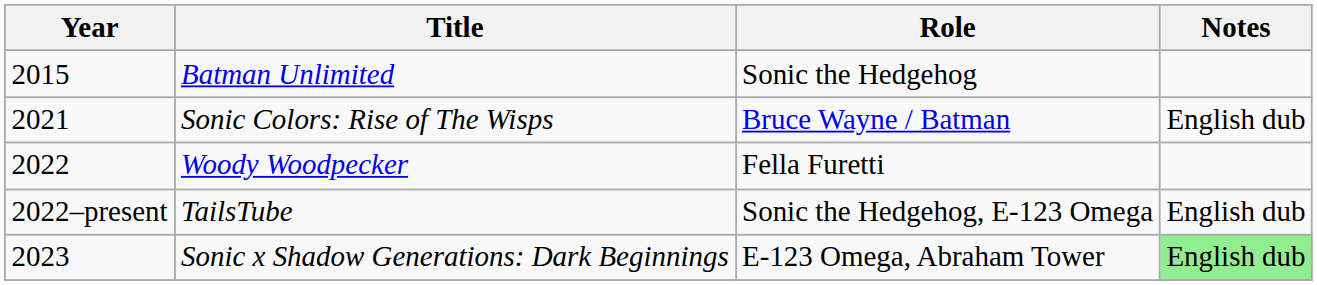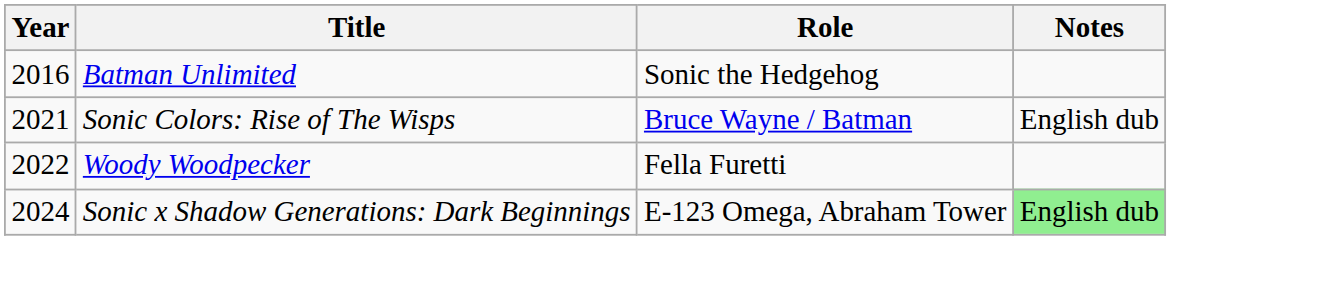(41, 73) 2015 -> (41, 73) 2016
- row: (237, 211)
(41, 257) 2023 -> (41, 211) 2024
